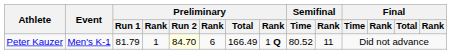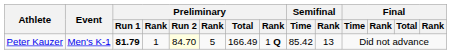(128, 42) normal -> (128, 42) bold
(212, 42) 6 -> (212, 42) 5
(301, 42) 80.52 -> (301, 42) 85.42
(328, 42) 11 -> (328, 42) 13
